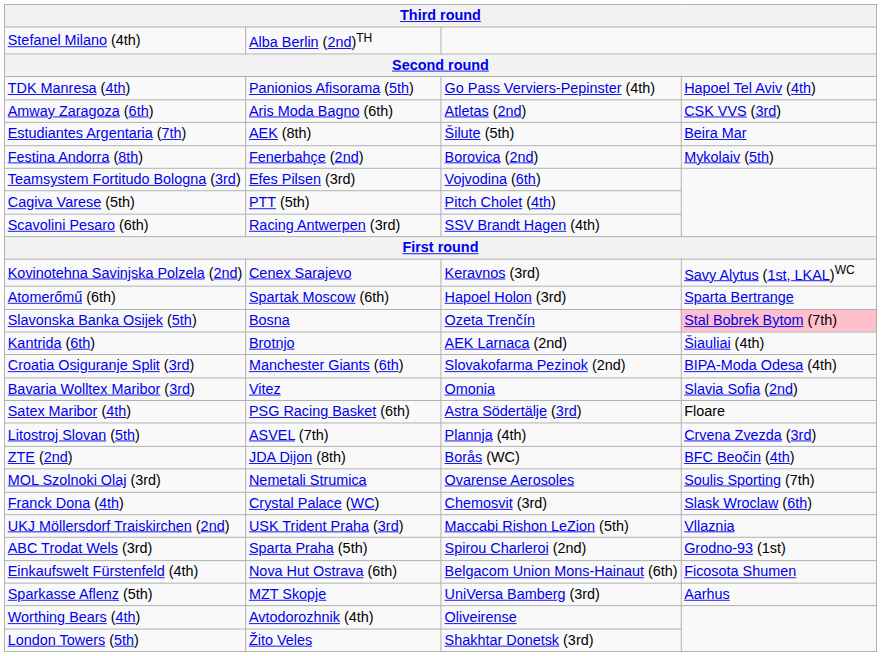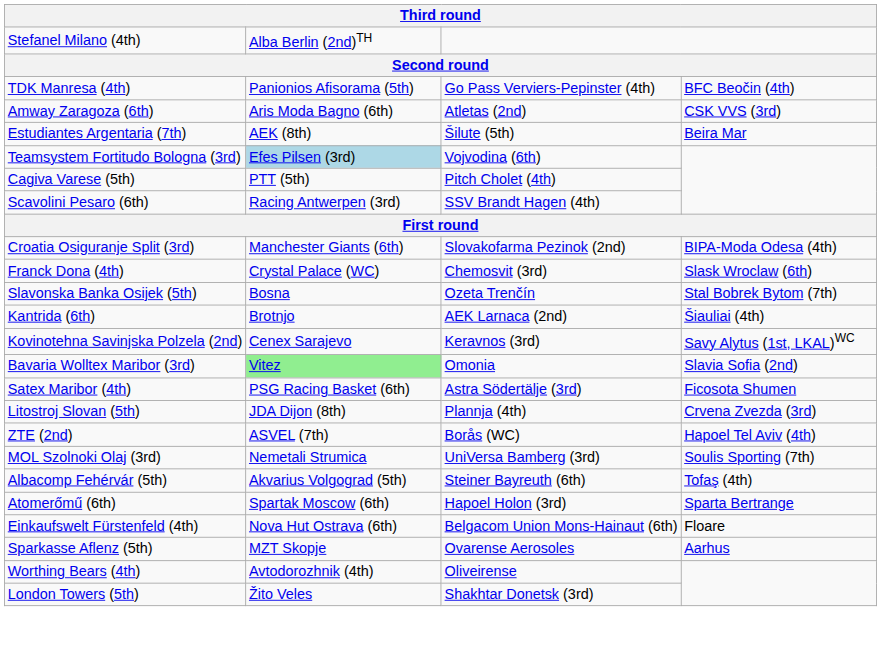(750, 88) Hapoel Tel Aviv (4th) -> (739, 88) BFC Beočin (4th)
- row: (75, 156)
(302, 179) no background -> (302, 156) lightblue background
rows swapped: (101, 366) <-> (125, 272)
rows swapped: (66, 503) <-> (62, 297)
(761, 320) pink background -> (761, 293) no background
(265, 389) no background -> (265, 366) lightgreen background
(705, 411) Floare -> (740, 389) Ficosota Shumen
(289, 434) ASVEL (7th) -> (297, 411) JDA Dijon (8th)
(297, 457) JDA Dijon (8th) -> (289, 434) ASVEL (7th)
(739, 457) BFC Beočin (4th) -> (750, 434) Hapoel Tel Aviv (4th)
(509, 480) Ovarense Aerosoles -> (522, 457) UniVersa Bamberg (3rd)
+ row: (87, 480)
- row: (119, 526)
- row: (80, 548)
(740, 571) Ficosota Shumen -> (705, 526) Floare
(522, 594) UniVersa Bamberg (3rd) -> (509, 548) Ovarense Aerosoles
